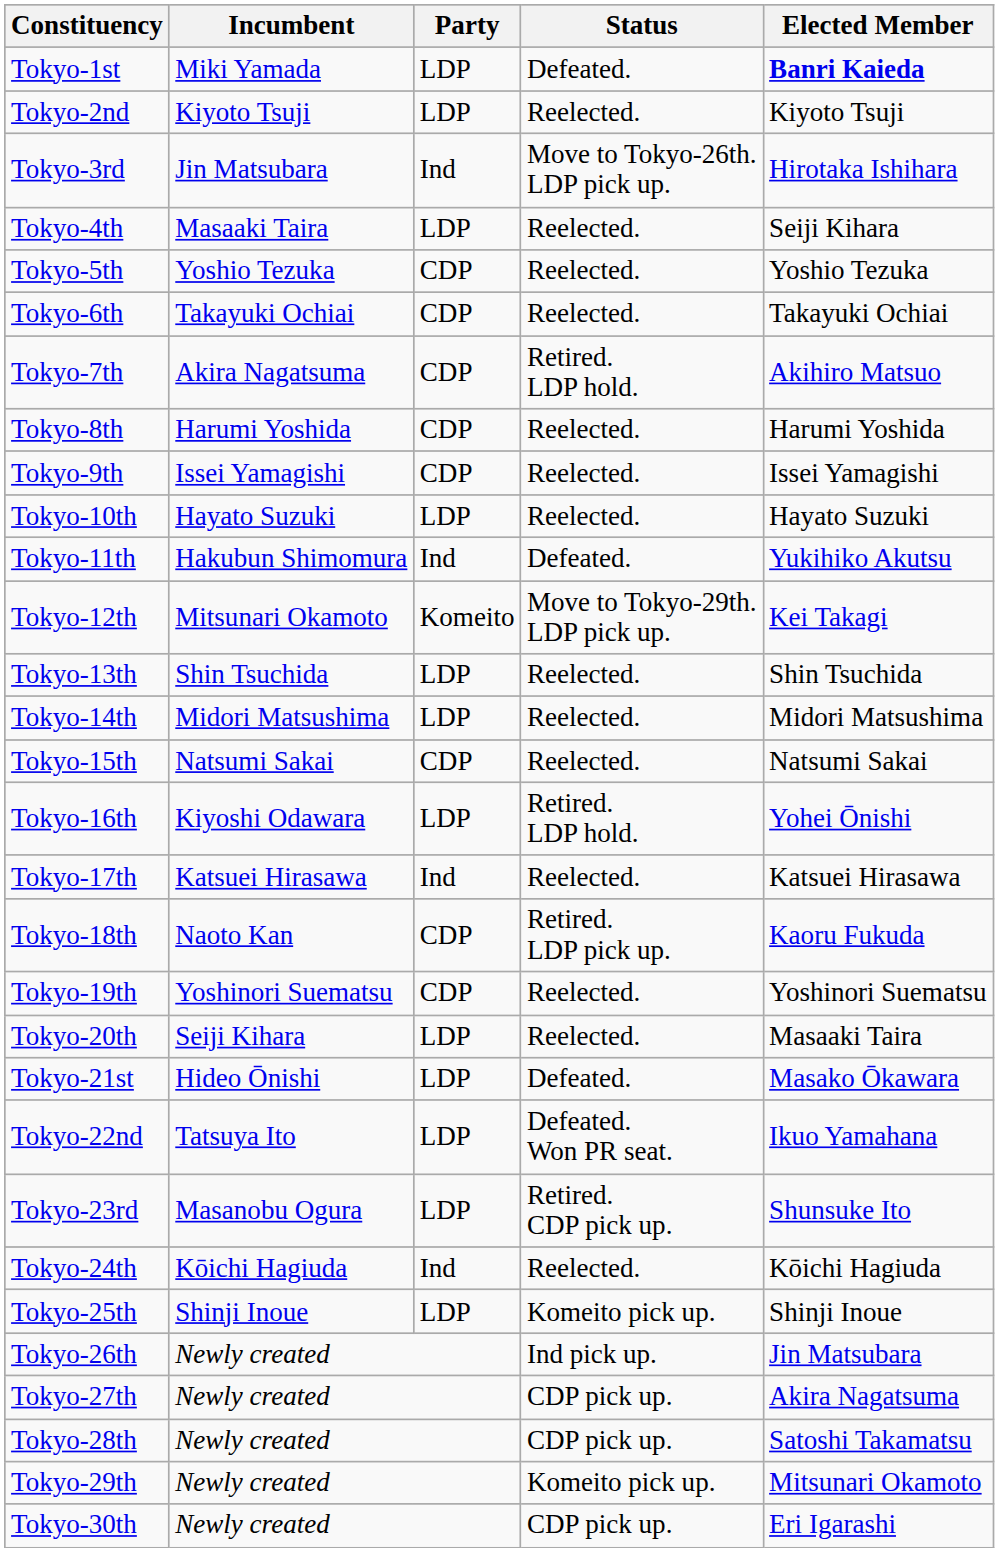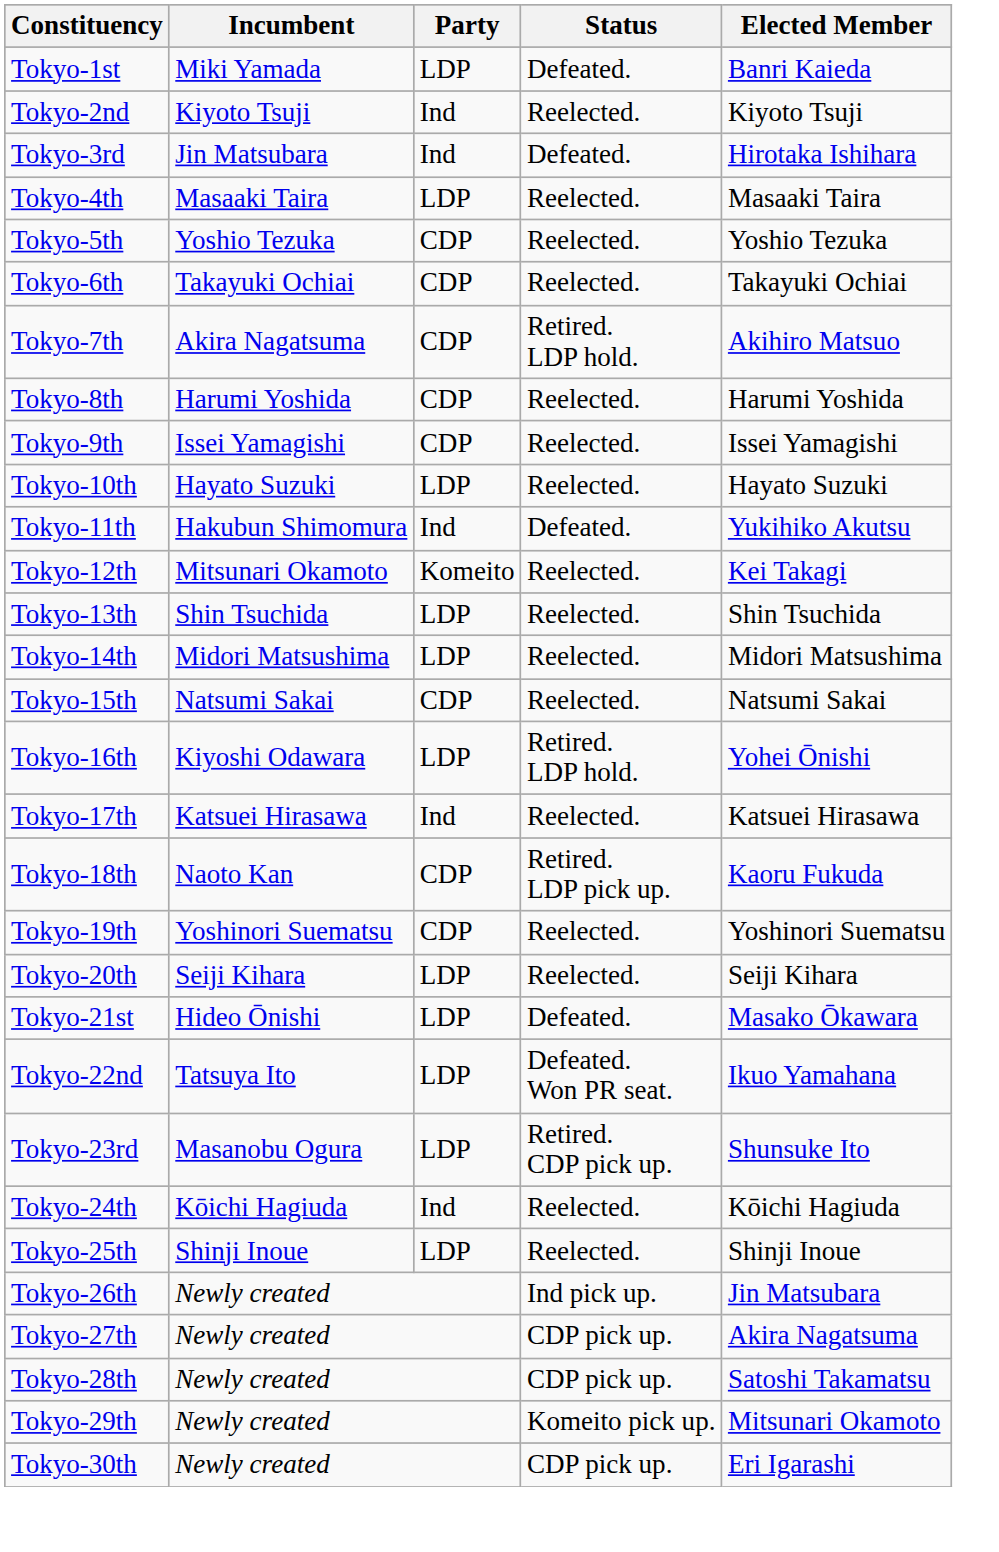(847, 68) bold -> (800, 68) normal
(445, 111) LDP -> (438, 111) Ind
(642, 169) Move to Tokyo-26th. LDP pick up. -> (579, 154) Defeated.
(834, 227) Seiji Kihara -> (804, 197) Masaaki Taira
(642, 616) Move to Tokyo-29th. LDP pick up. -> (584, 570) Reelected.
(846, 1035) Masaaki Taira -> (793, 974) Seiji Kihara
(621, 1310) Komeito pick up. -> (584, 1250) Reelected.
